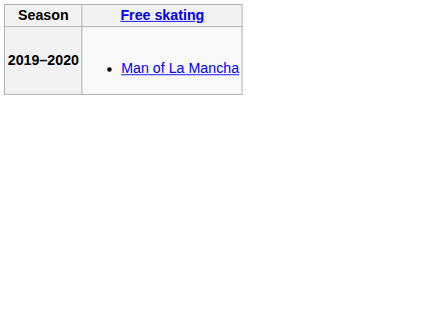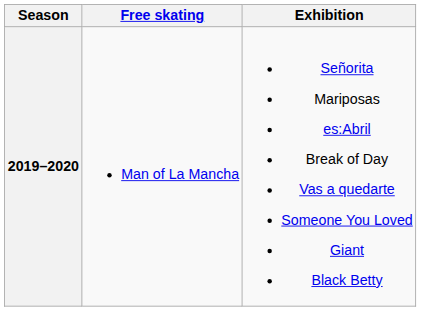+ column: (329, 15)
